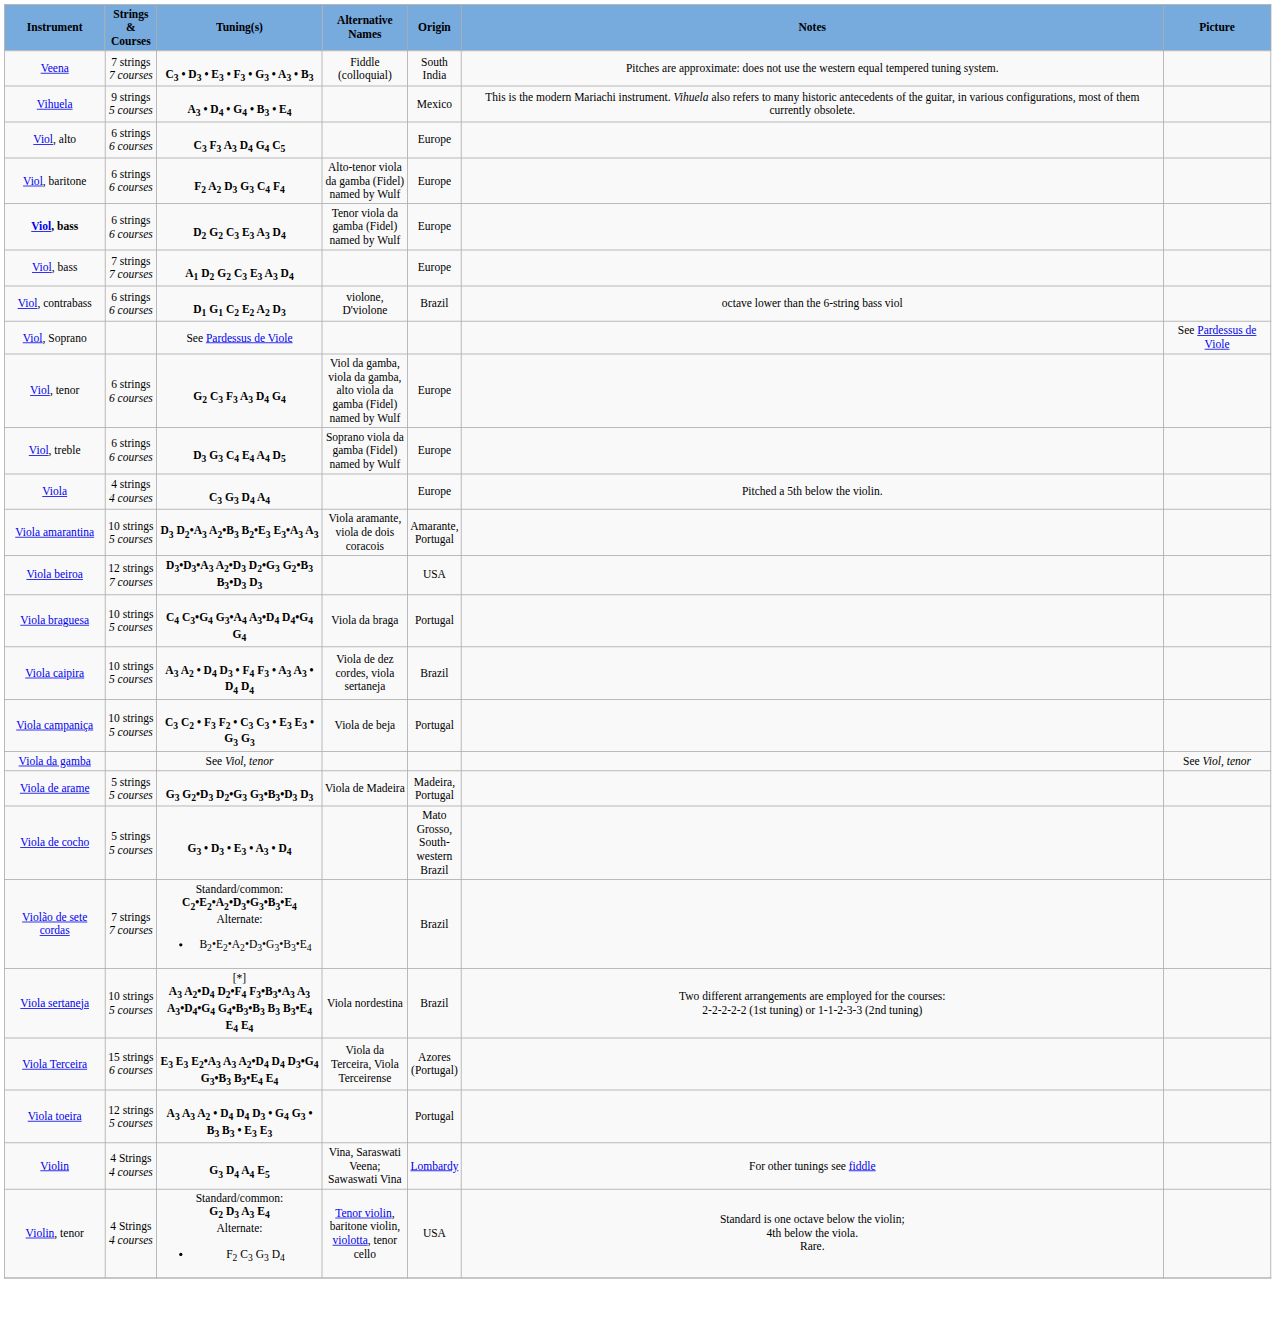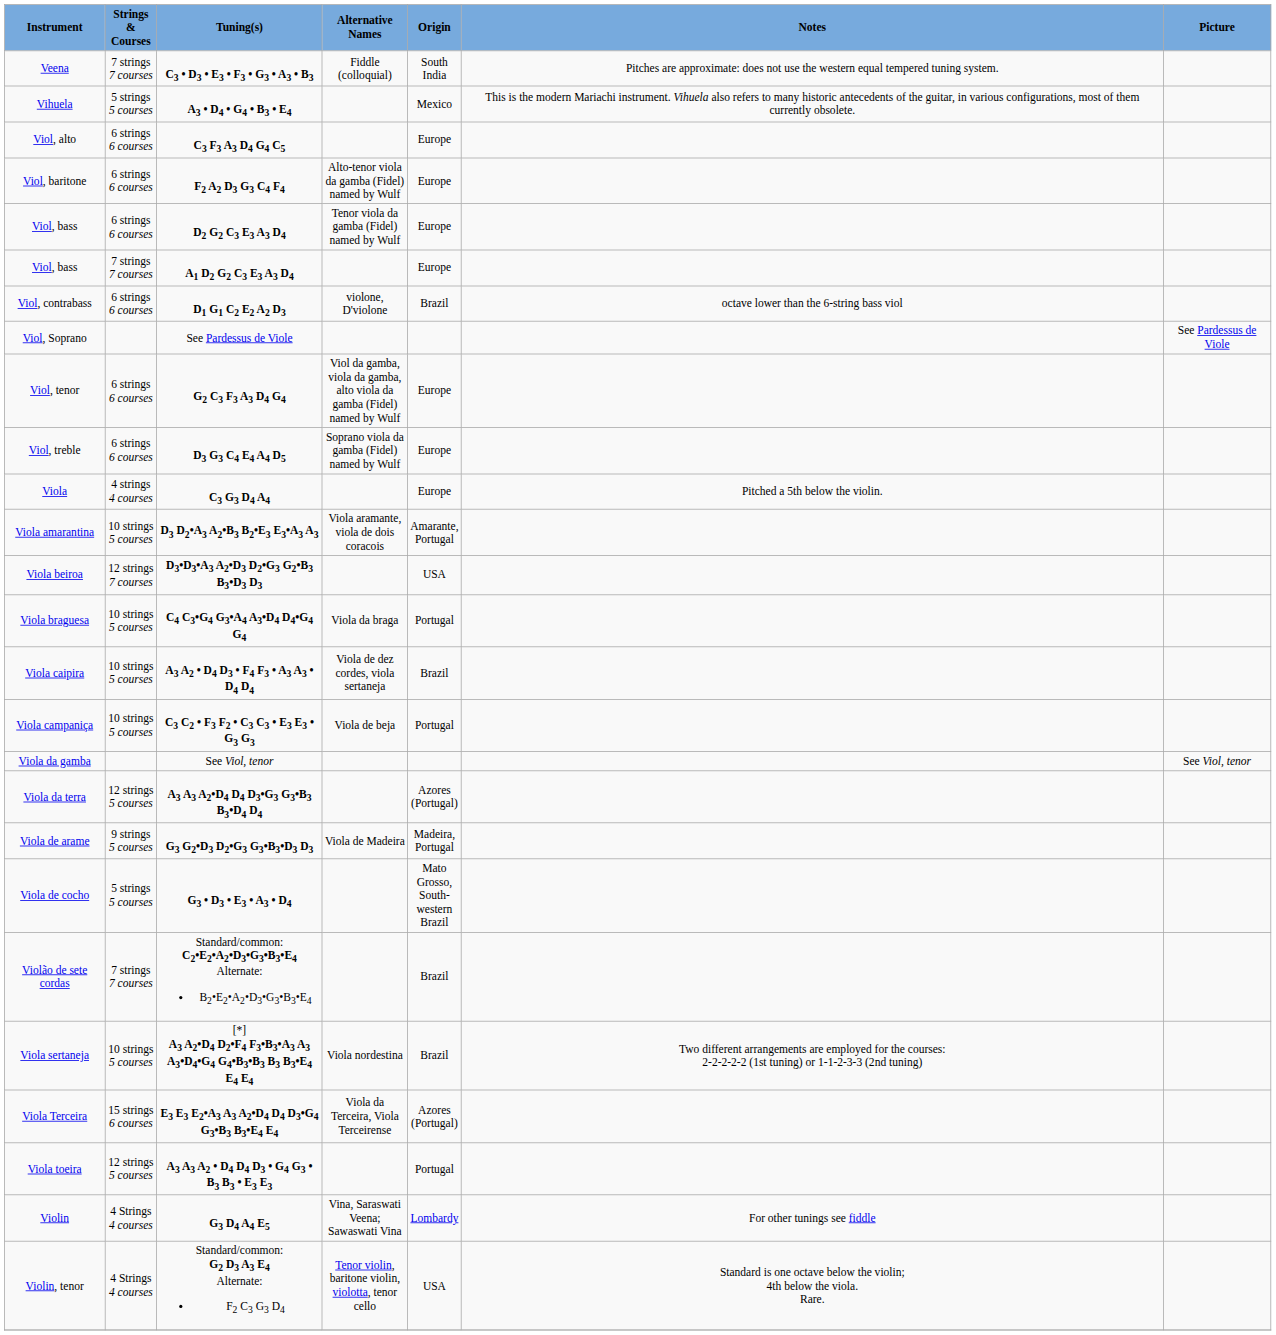(131, 104) 9 strings 5 courses -> (131, 104) 5 strings 5 courses
(55, 227) bold -> (55, 227) normal
+ row: (239, 803)
(131, 788) 5 strings 5 courses -> (131, 840) 9 strings 5 courses
